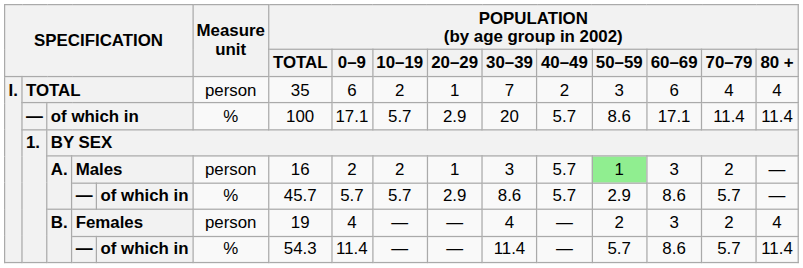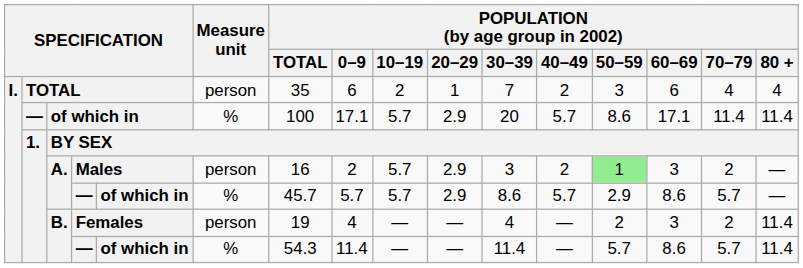(400, 169) 2 -> (400, 169) 5.7
(455, 169) 1 -> (455, 169) 2.9
(564, 169) 5.7 -> (564, 169) 2
(777, 222) 4 -> (777, 222) 11.4
